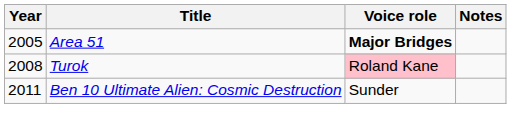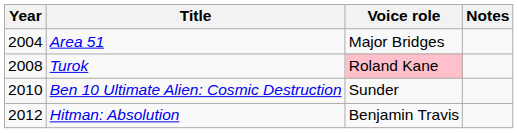(25, 41) 2005 -> (25, 41) 2004
(400, 41) bold -> (397, 41) normal
(25, 90) 2011 -> (25, 90) 2010
+ row: (115, 115)
